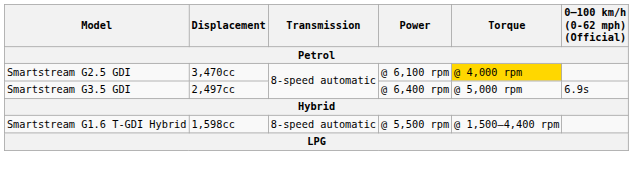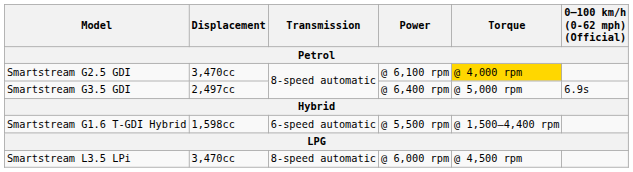(323, 124) 8-speed automatic -> (323, 124) 6-speed automatic
+ row: (69, 158)
